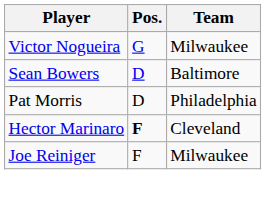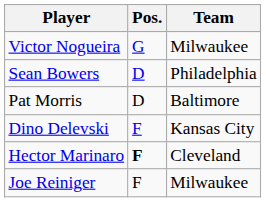(205, 73) Baltimore -> (214, 73) Philadelphia
(214, 100) Philadelphia -> (205, 100) Baltimore
+ row: (59, 127)
